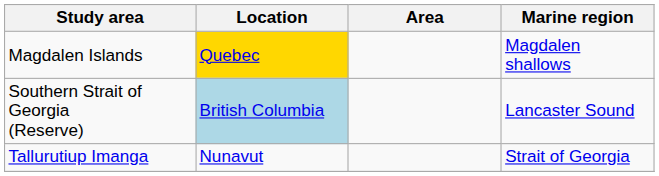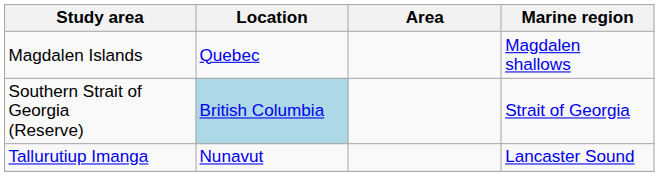(229, 54) gold background -> (229, 54) no background
(570, 110) Lancaster Sound -> (567, 110) Strait of Georgia
(567, 157) Strait of Georgia -> (570, 157) Lancaster Sound
